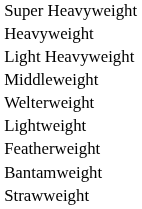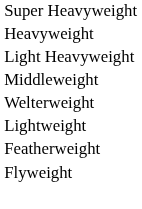- row: (53, 172)
+ row: (38, 172)
- row: (47, 195)
